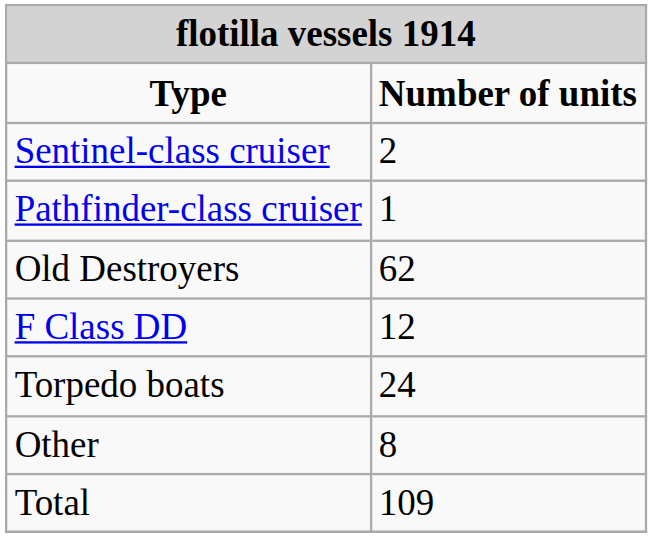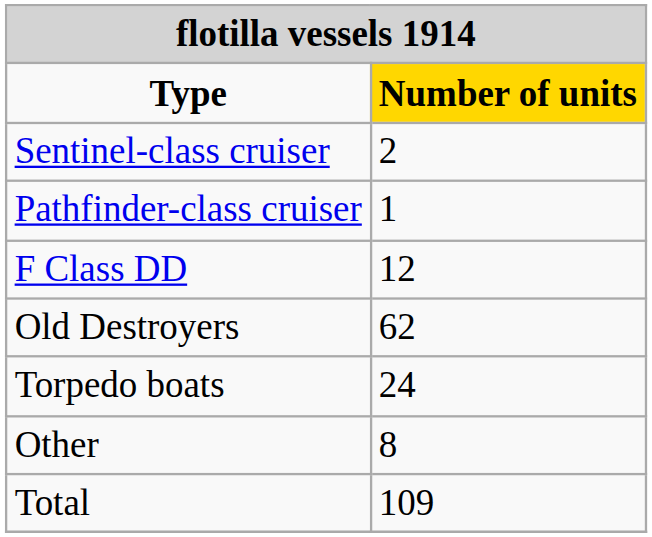(508, 92) no background -> (508, 92) gold background
rows swapped: (101, 326) <-> (127, 268)
